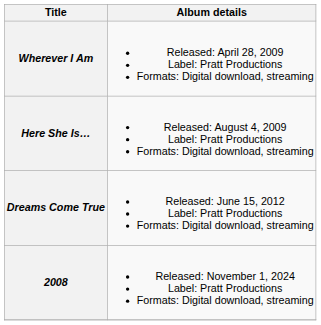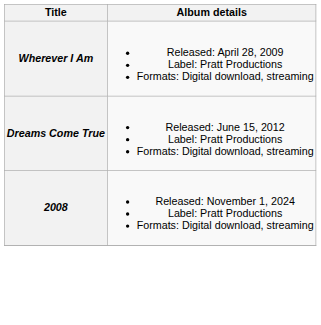- row: (56, 133)
